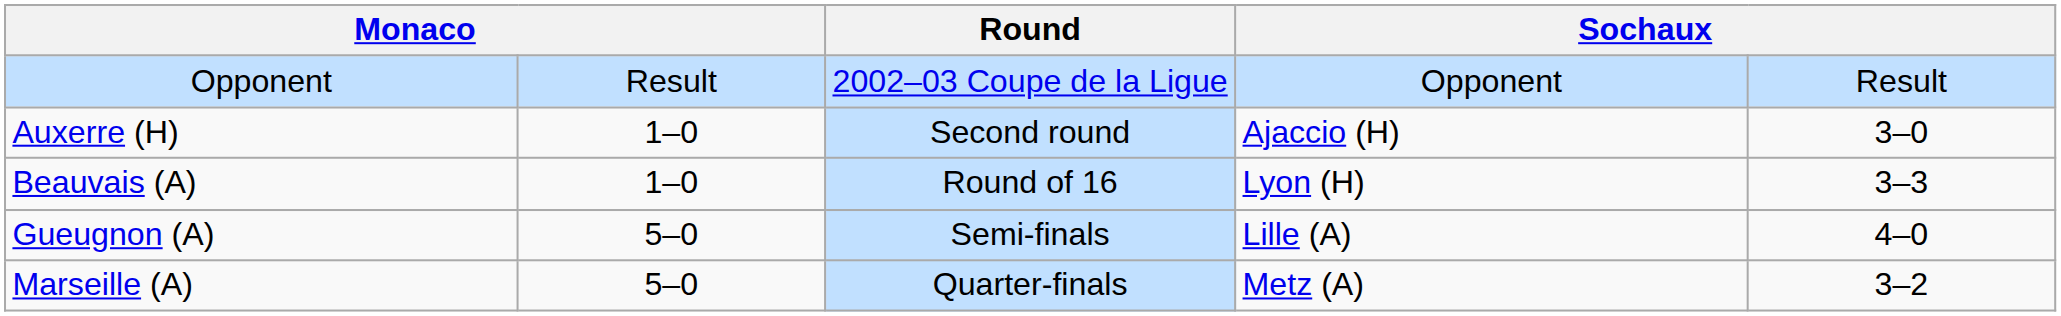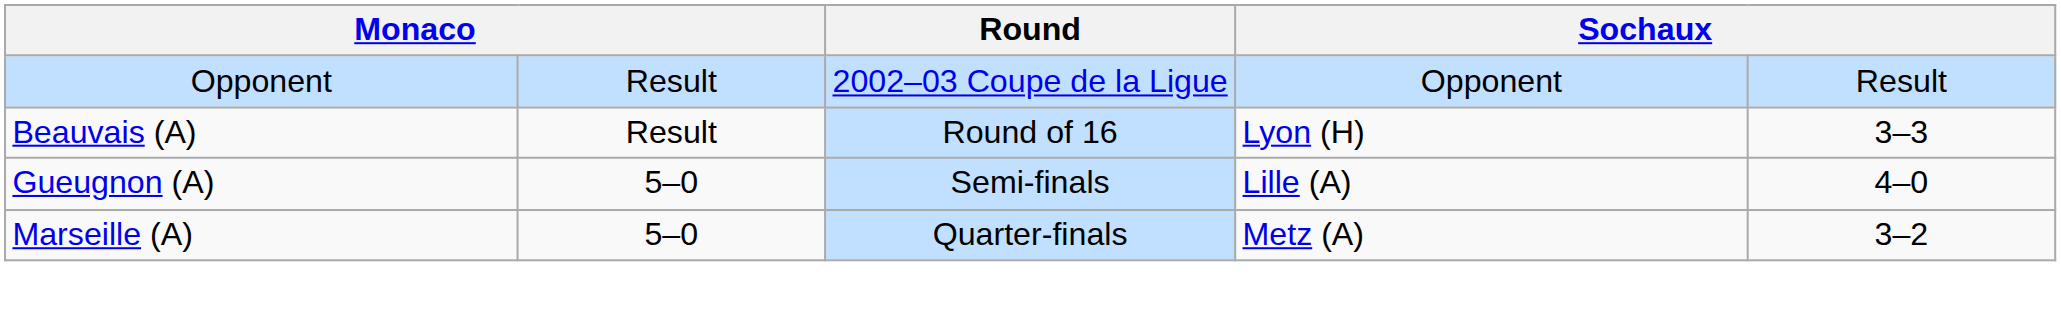- row: (96, 132)
(671, 183) 1–0 -> (671, 132) Result
